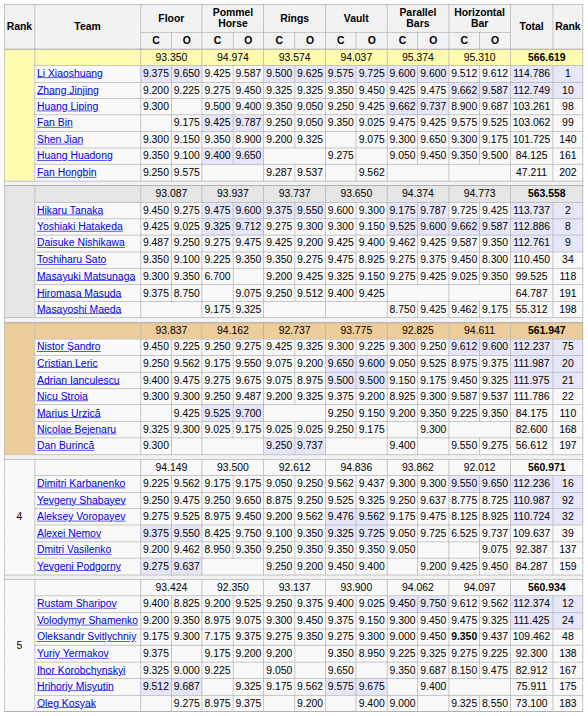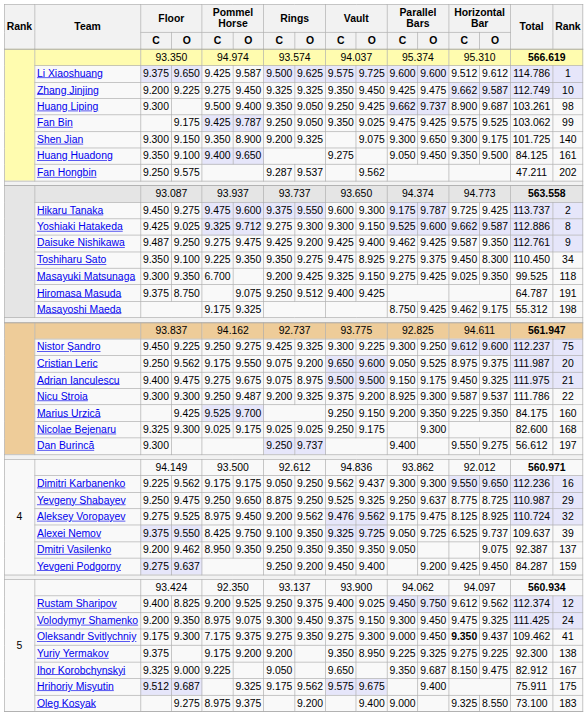(568, 413) 110 -> (568, 413) 160
(568, 500) 92 -> (568, 500) 29
(568, 637) 48 -> (568, 637) 41
